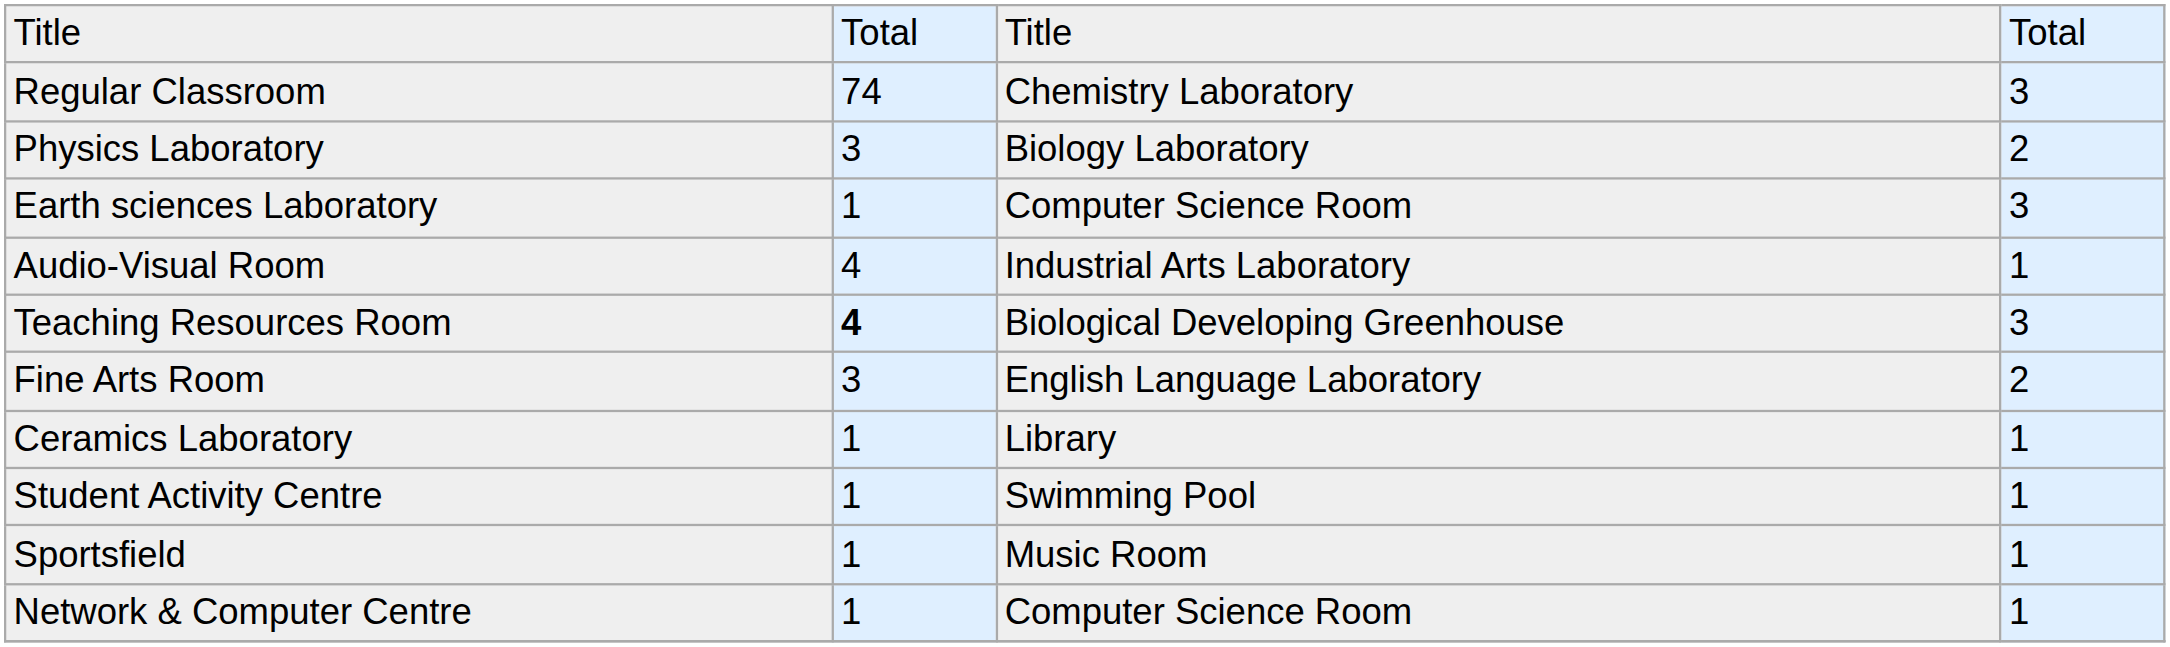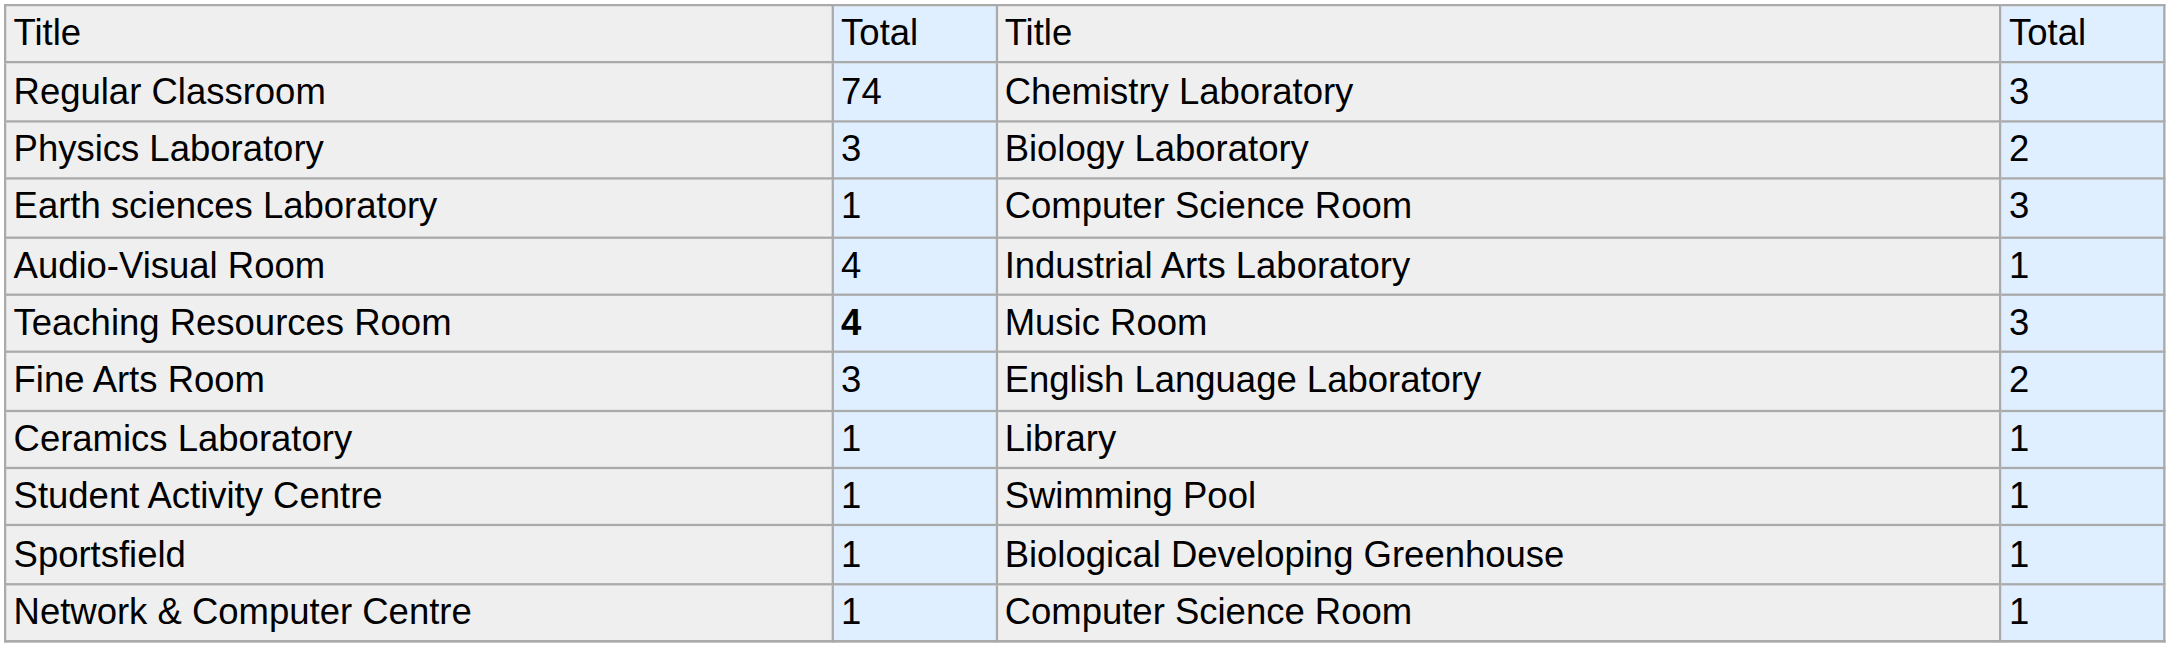(1285, 322) Biological Developing Greenhouse -> (1106, 322) Music Room
(1106, 554) Music Room -> (1285, 554) Biological Developing Greenhouse
